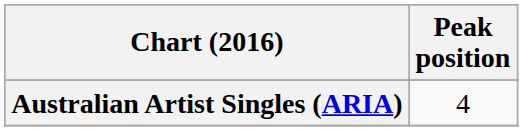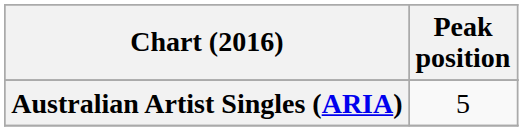(463, 102) 4 -> (463, 102) 5
